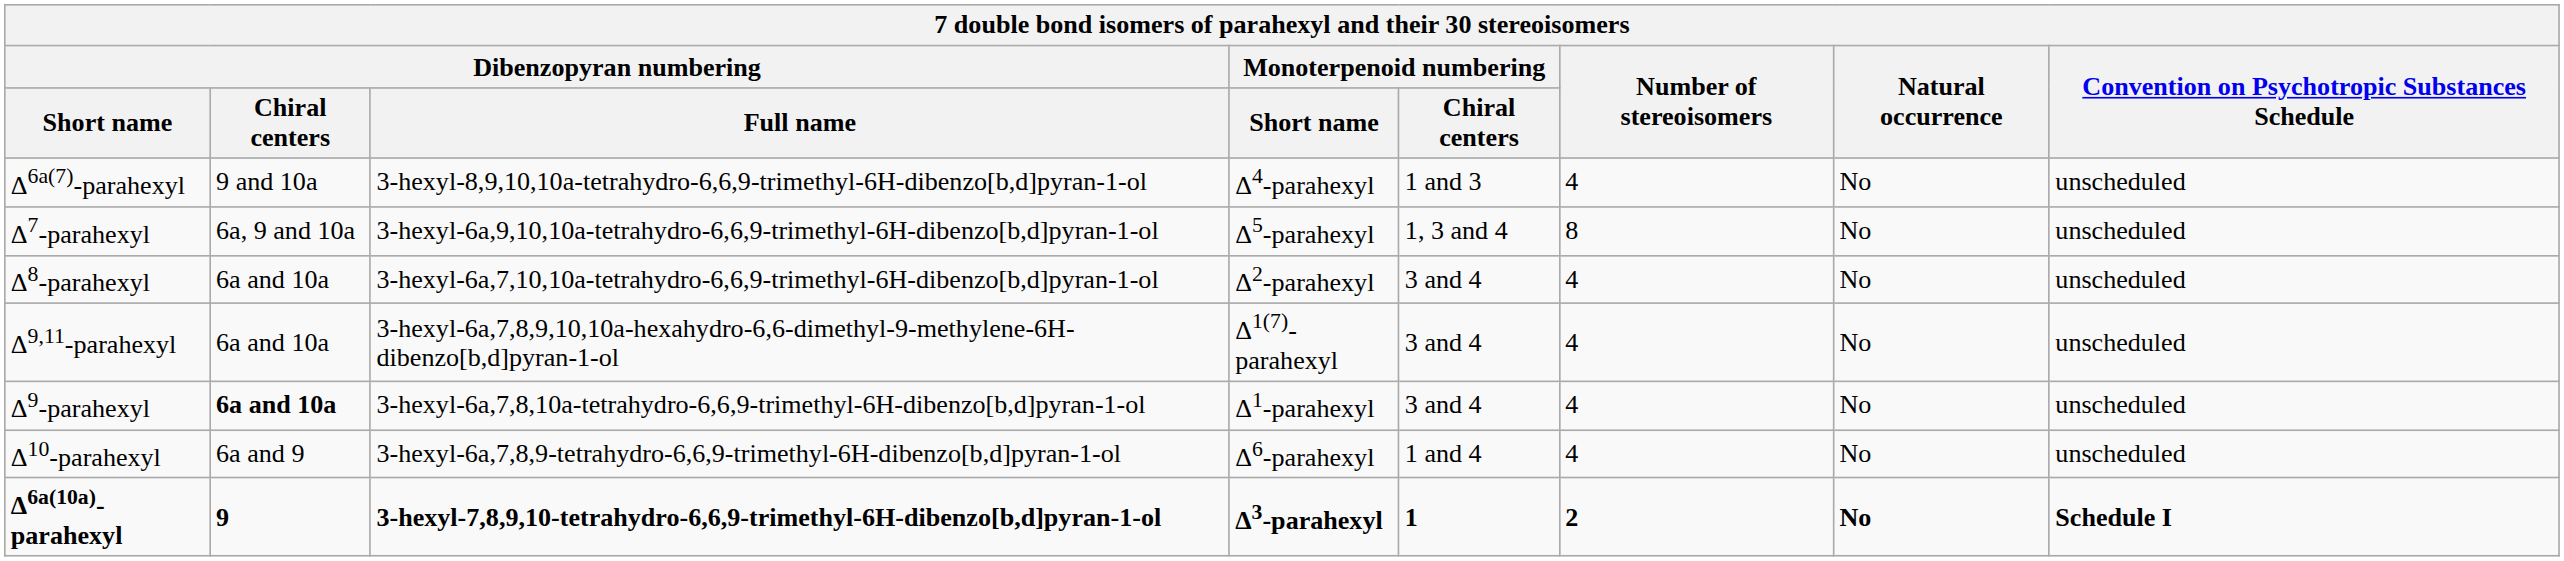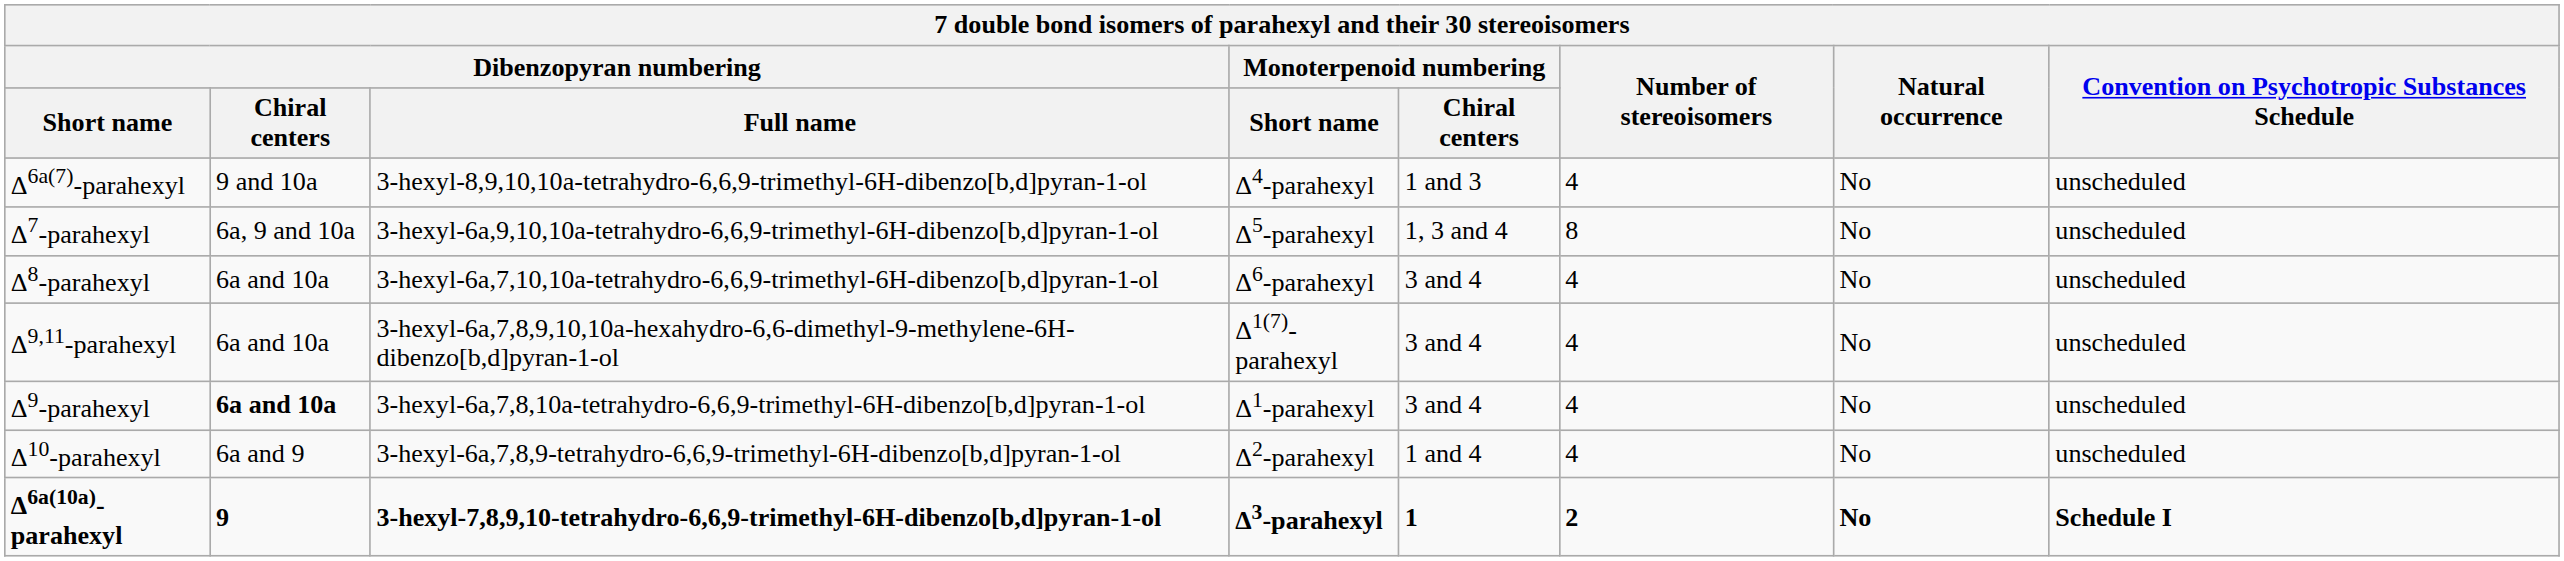(1305, 278) Δ2-parahexyl -> (1305, 278) Δ6-parahexyl
(1305, 453) Δ6-parahexyl -> (1305, 453) Δ2-parahexyl
